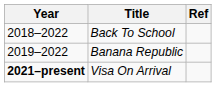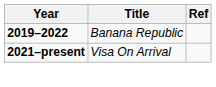- row: (133, 33)
(38, 52) normal -> (38, 33) bold
